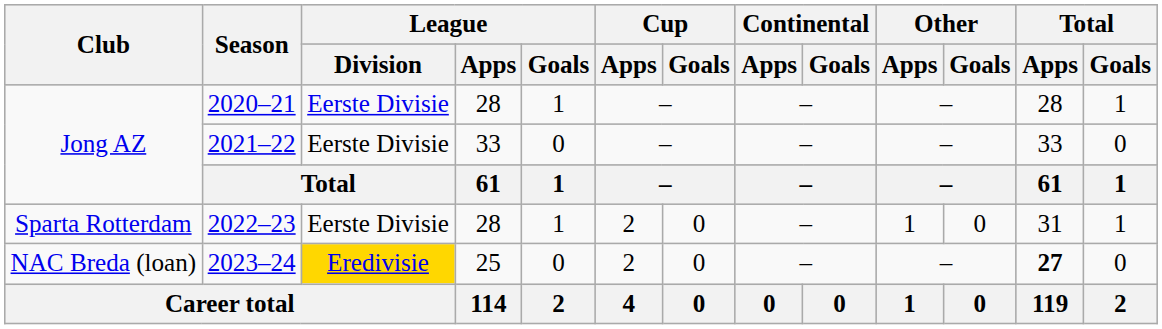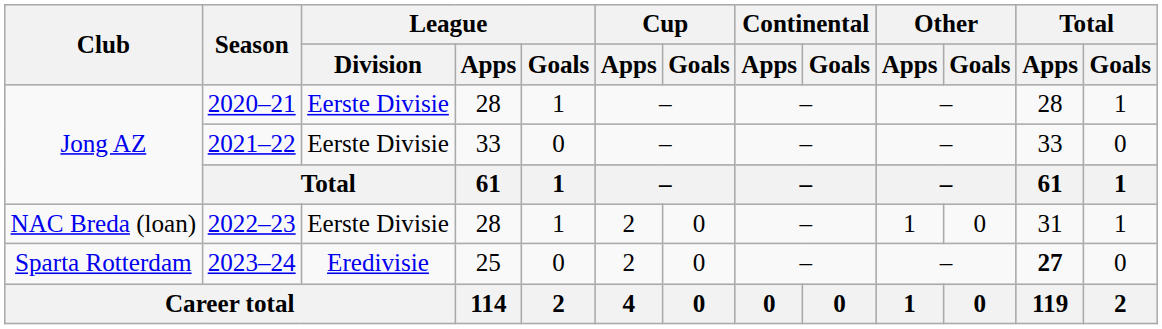(103, 223) Sparta Rotterdam -> (103, 223) NAC Breda (loan)
(103, 263) NAC Breda (loan) -> (103, 263) Sparta Rotterdam
(378, 263) gold background -> (378, 263) no background
